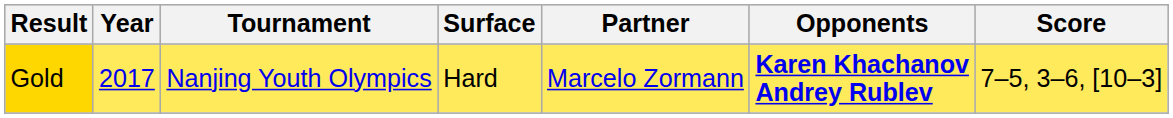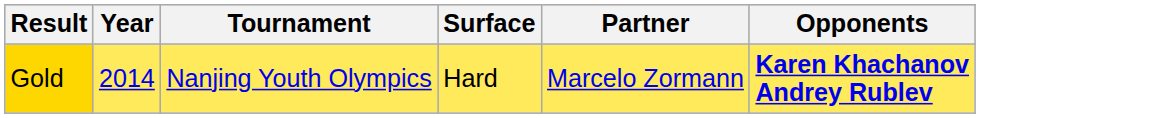- column: (1071, 24)
(127, 78) 2017 -> (127, 78) 2014
